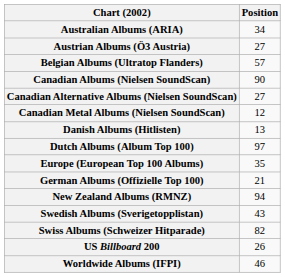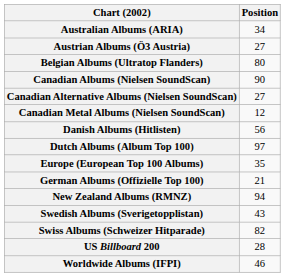(260, 63) 57 -> (260, 63) 80
(260, 130) 13 -> (260, 130) 56
(260, 247) 26 -> (260, 247) 28
